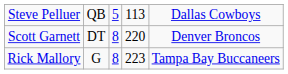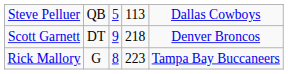(115, 36) 8 -> (115, 36) 9
(135, 36) 220 -> (135, 36) 218
